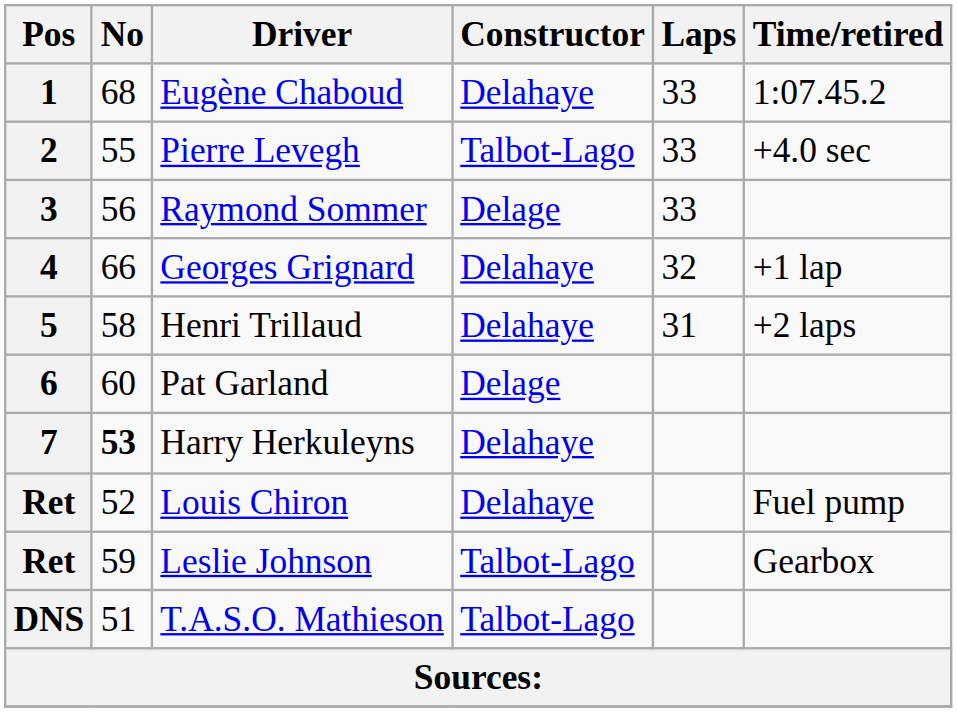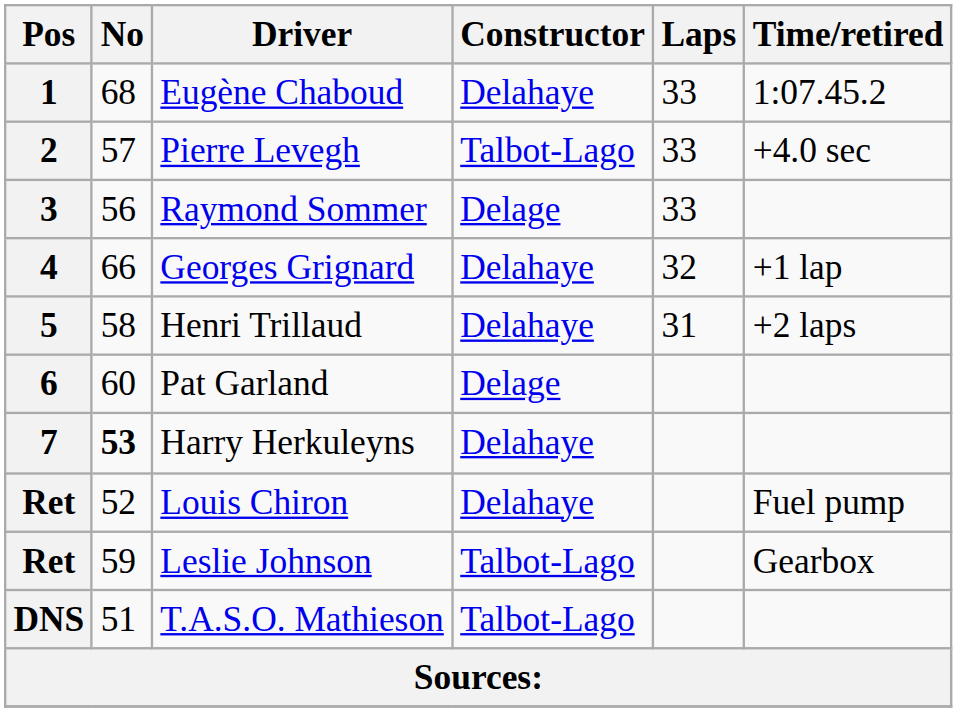(118, 150) 55 -> (118, 150) 57
